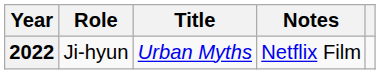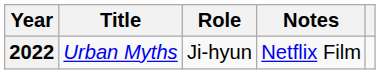columns swapped: (195, 20) <-> (96, 20)
